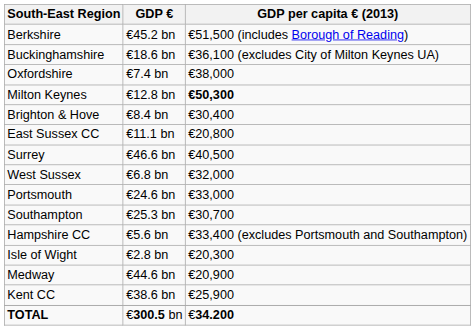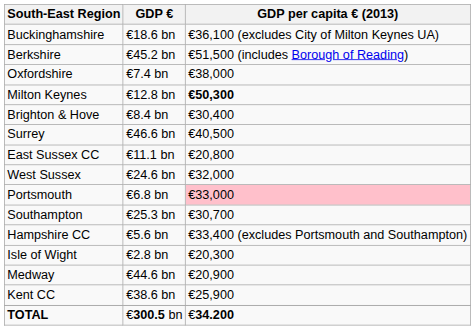rows swapped: (34, 34) <-> (56, 54)
rows swapped: (53, 134) <-> (26, 154)
(147, 174) €6.8 bn -> (151, 174) €24.6 bn
(151, 194) €24.6 bn -> (147, 194) €6.8 bn
(211, 194) no background -> (211, 194) pink background
